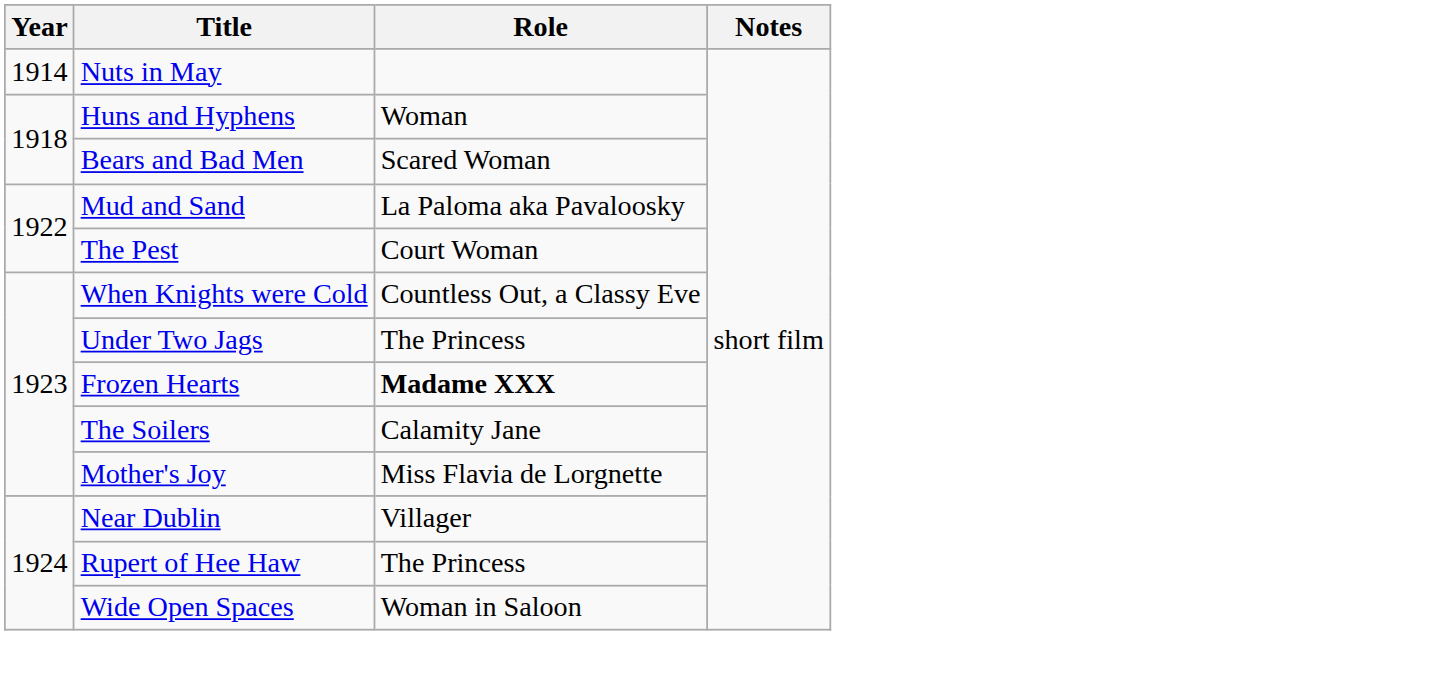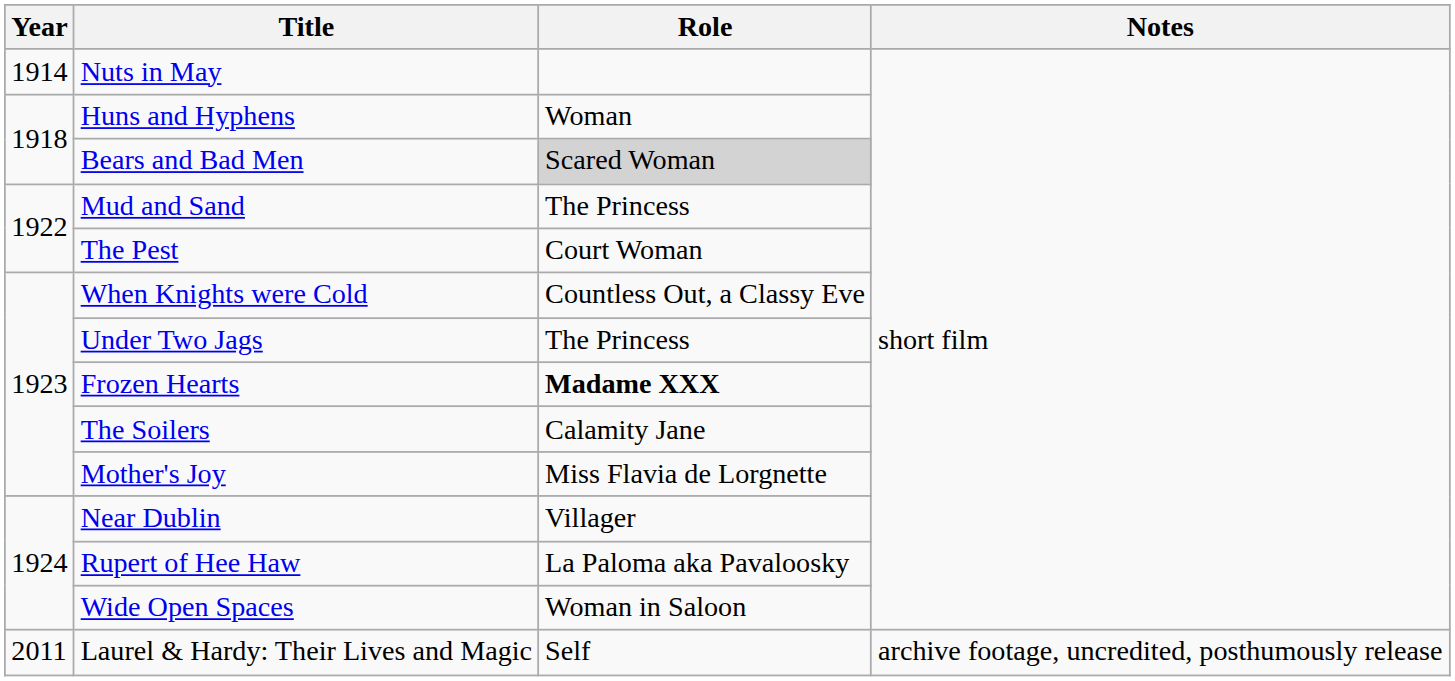(466, 160) no background -> (630, 160) lightgrey background
(533, 205) La Paloma aka Pavaloosky -> (617, 205) The Princess
(453, 562) The Princess -> (697, 562) La Paloma aka Pavaloosky
+ row: (306, 652)
